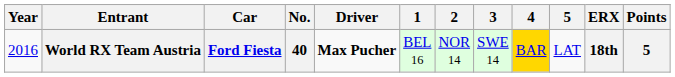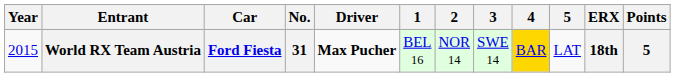(23, 50) 2016 -> (23, 50) 2015
(300, 50) 40 -> (300, 50) 31
